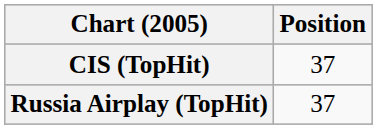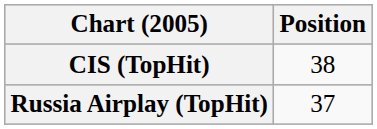(323, 64) 37 -> (323, 64) 38
